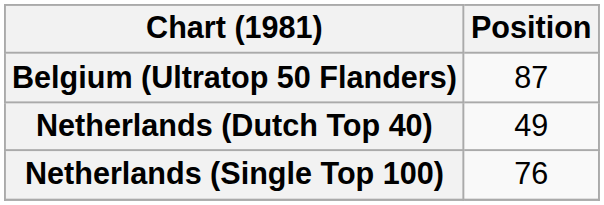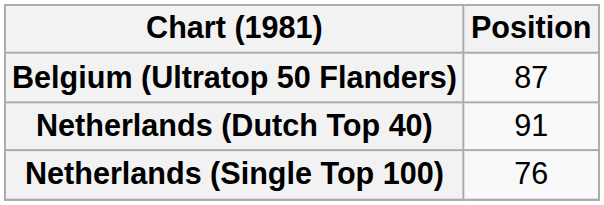(531, 125) 49 -> (531, 125) 91
